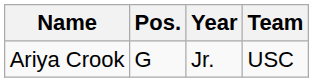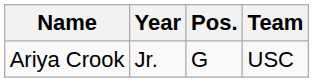columns swapped: (158, 22) <-> (214, 22)
